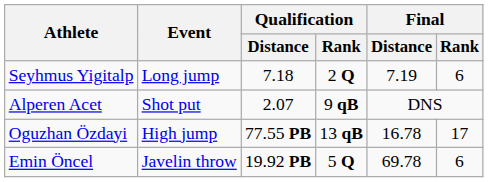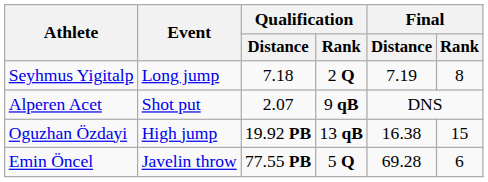(459, 75) 6 -> (459, 75) 8
(278, 133) 77.55 PB -> (278, 133) 19.92 PB
(402, 133) 16.78 -> (402, 133) 16.38
(459, 133) 17 -> (459, 133) 15
(278, 162) 19.92 PB -> (278, 162) 77.55 PB
(402, 162) 69.78 -> (402, 162) 69.28
